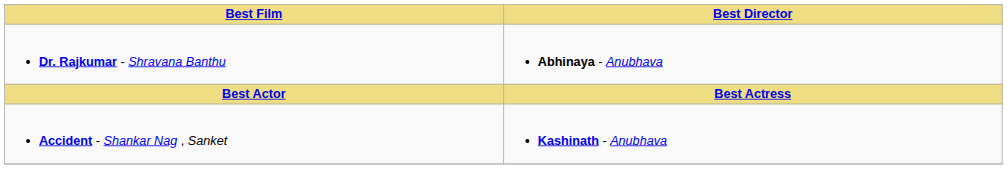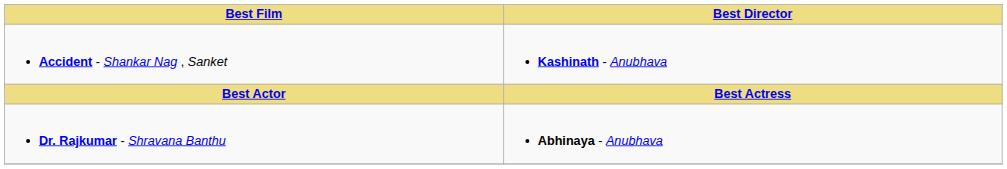rows swapped: (254, 141) <-> (254, 61)
